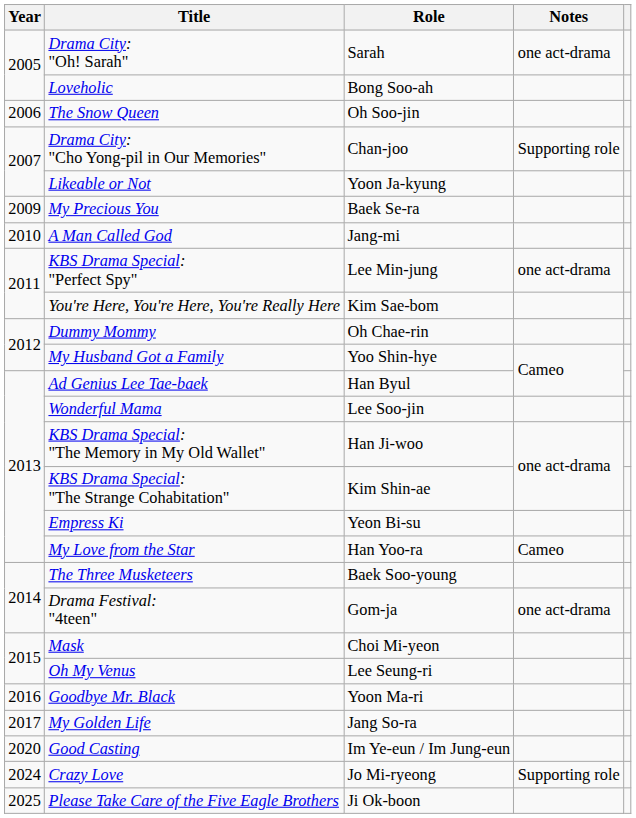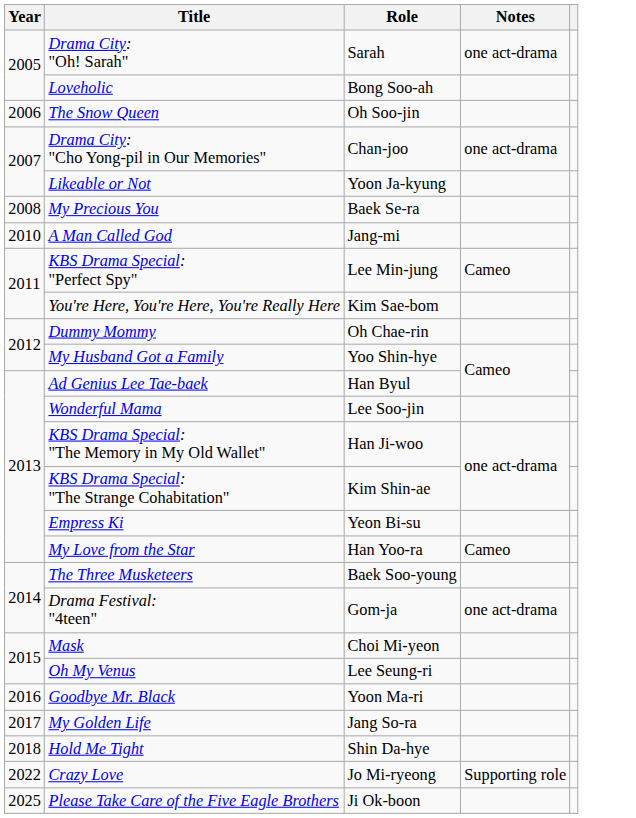(569, 148) Supporting role -> (511, 148) one act-drama
(25, 209) 2009 -> (25, 209) 2008
(564, 270) one act-drama -> (487, 270) Cameo
+ row: (96, 748)
- row: (94, 748)
(25, 774) 2024 -> (25, 774) 2022
